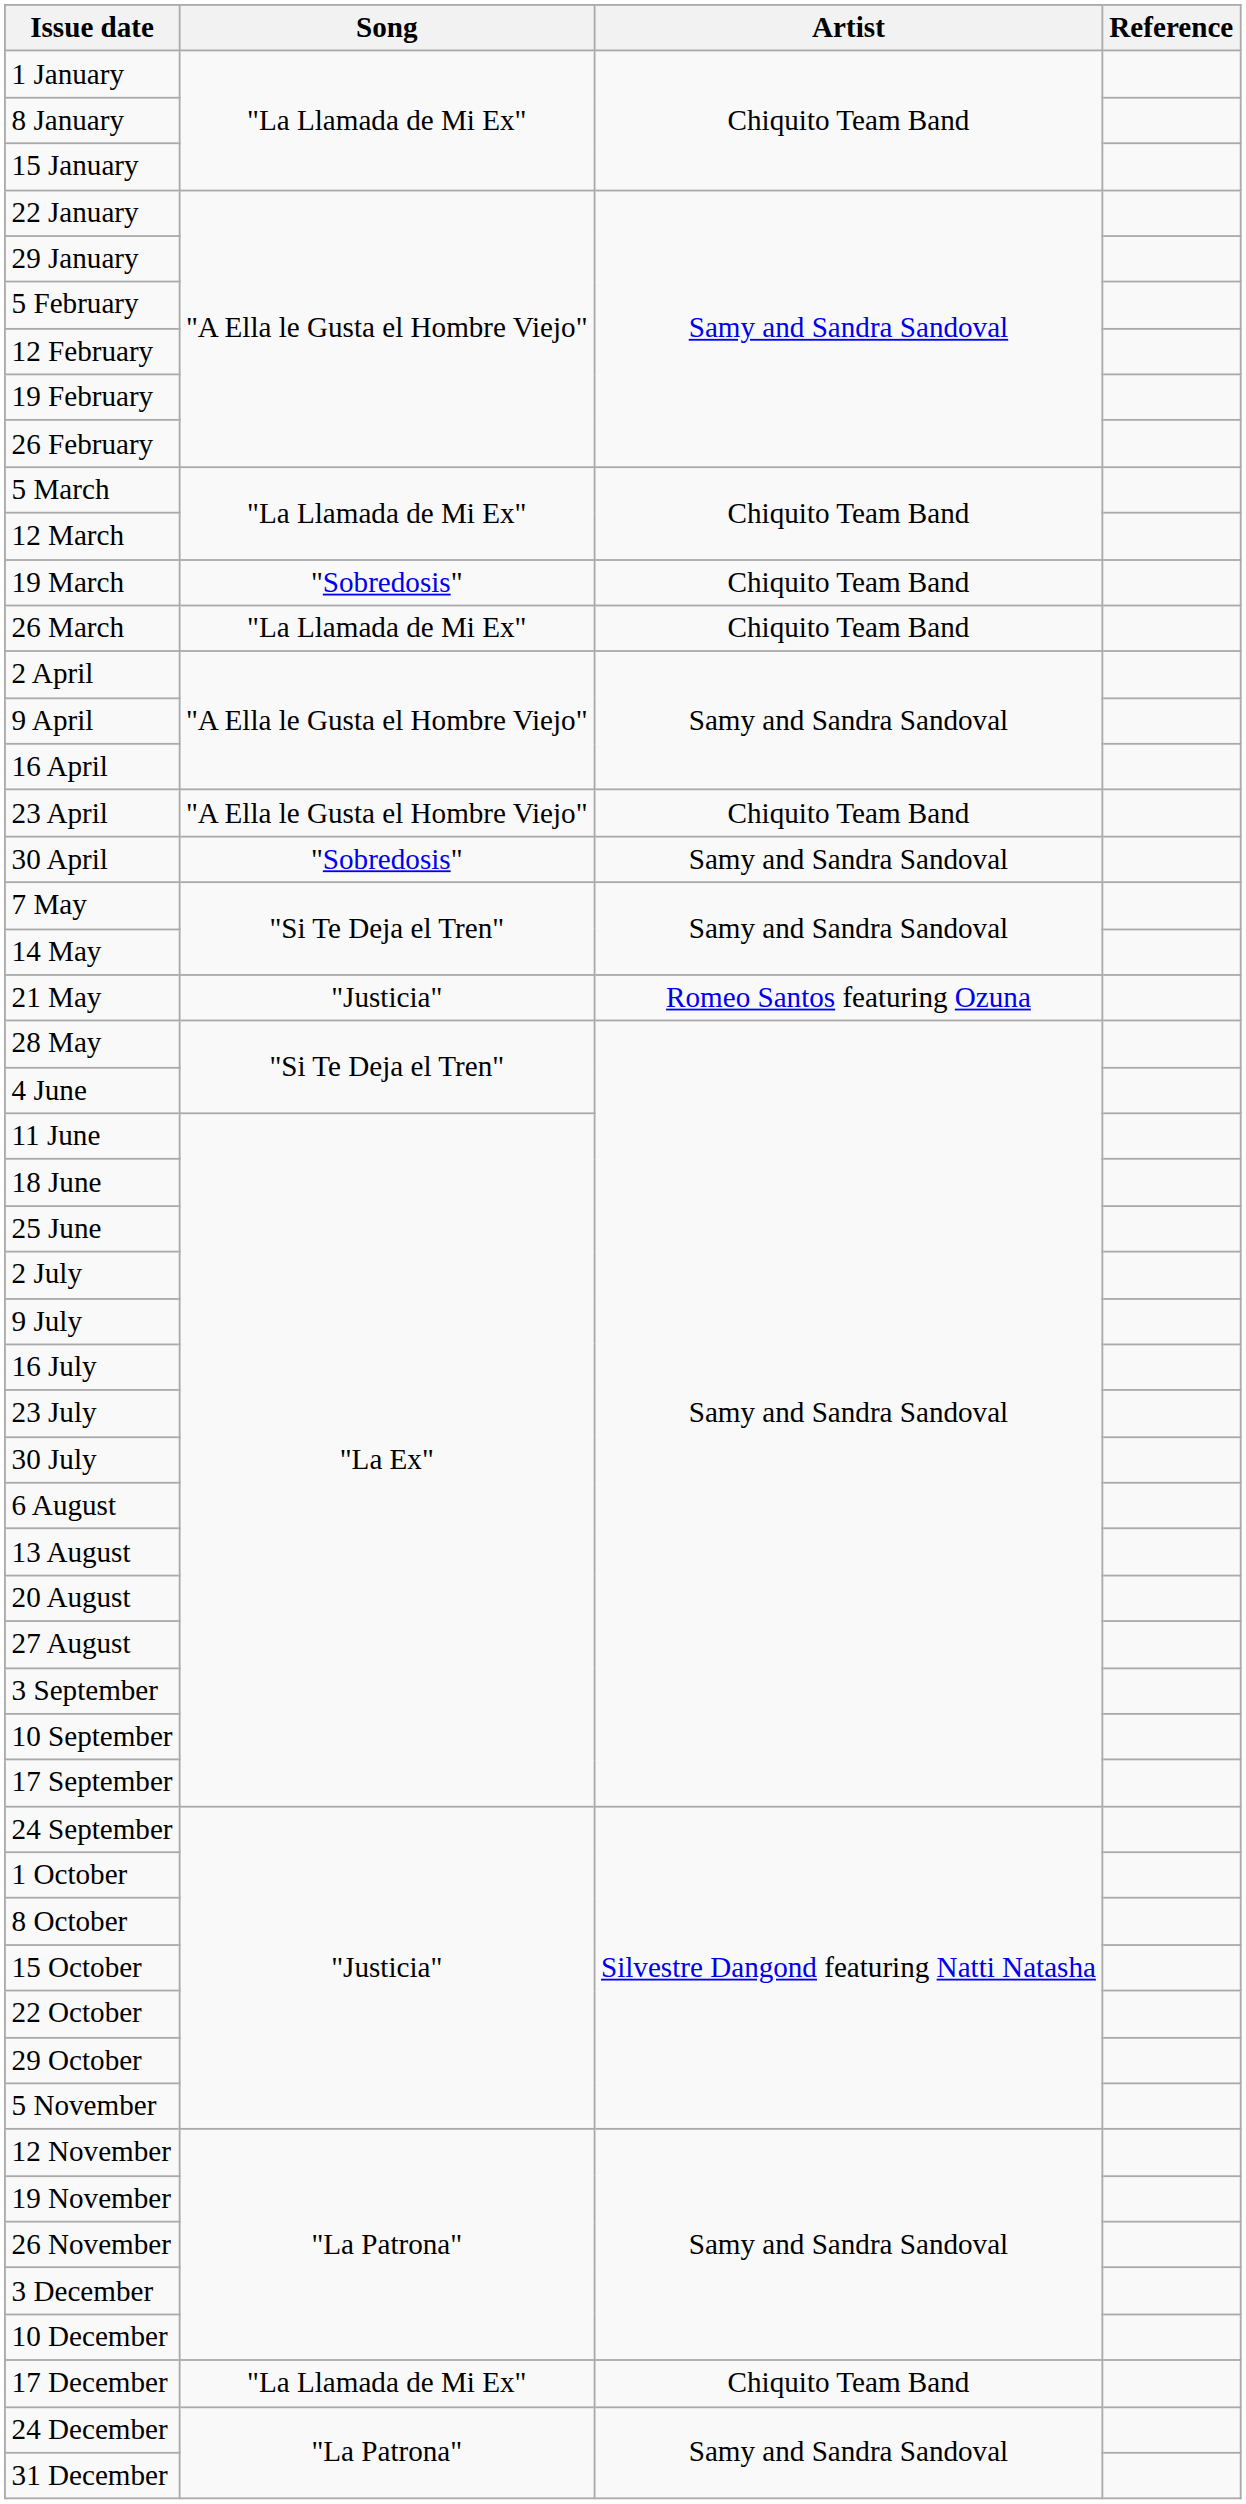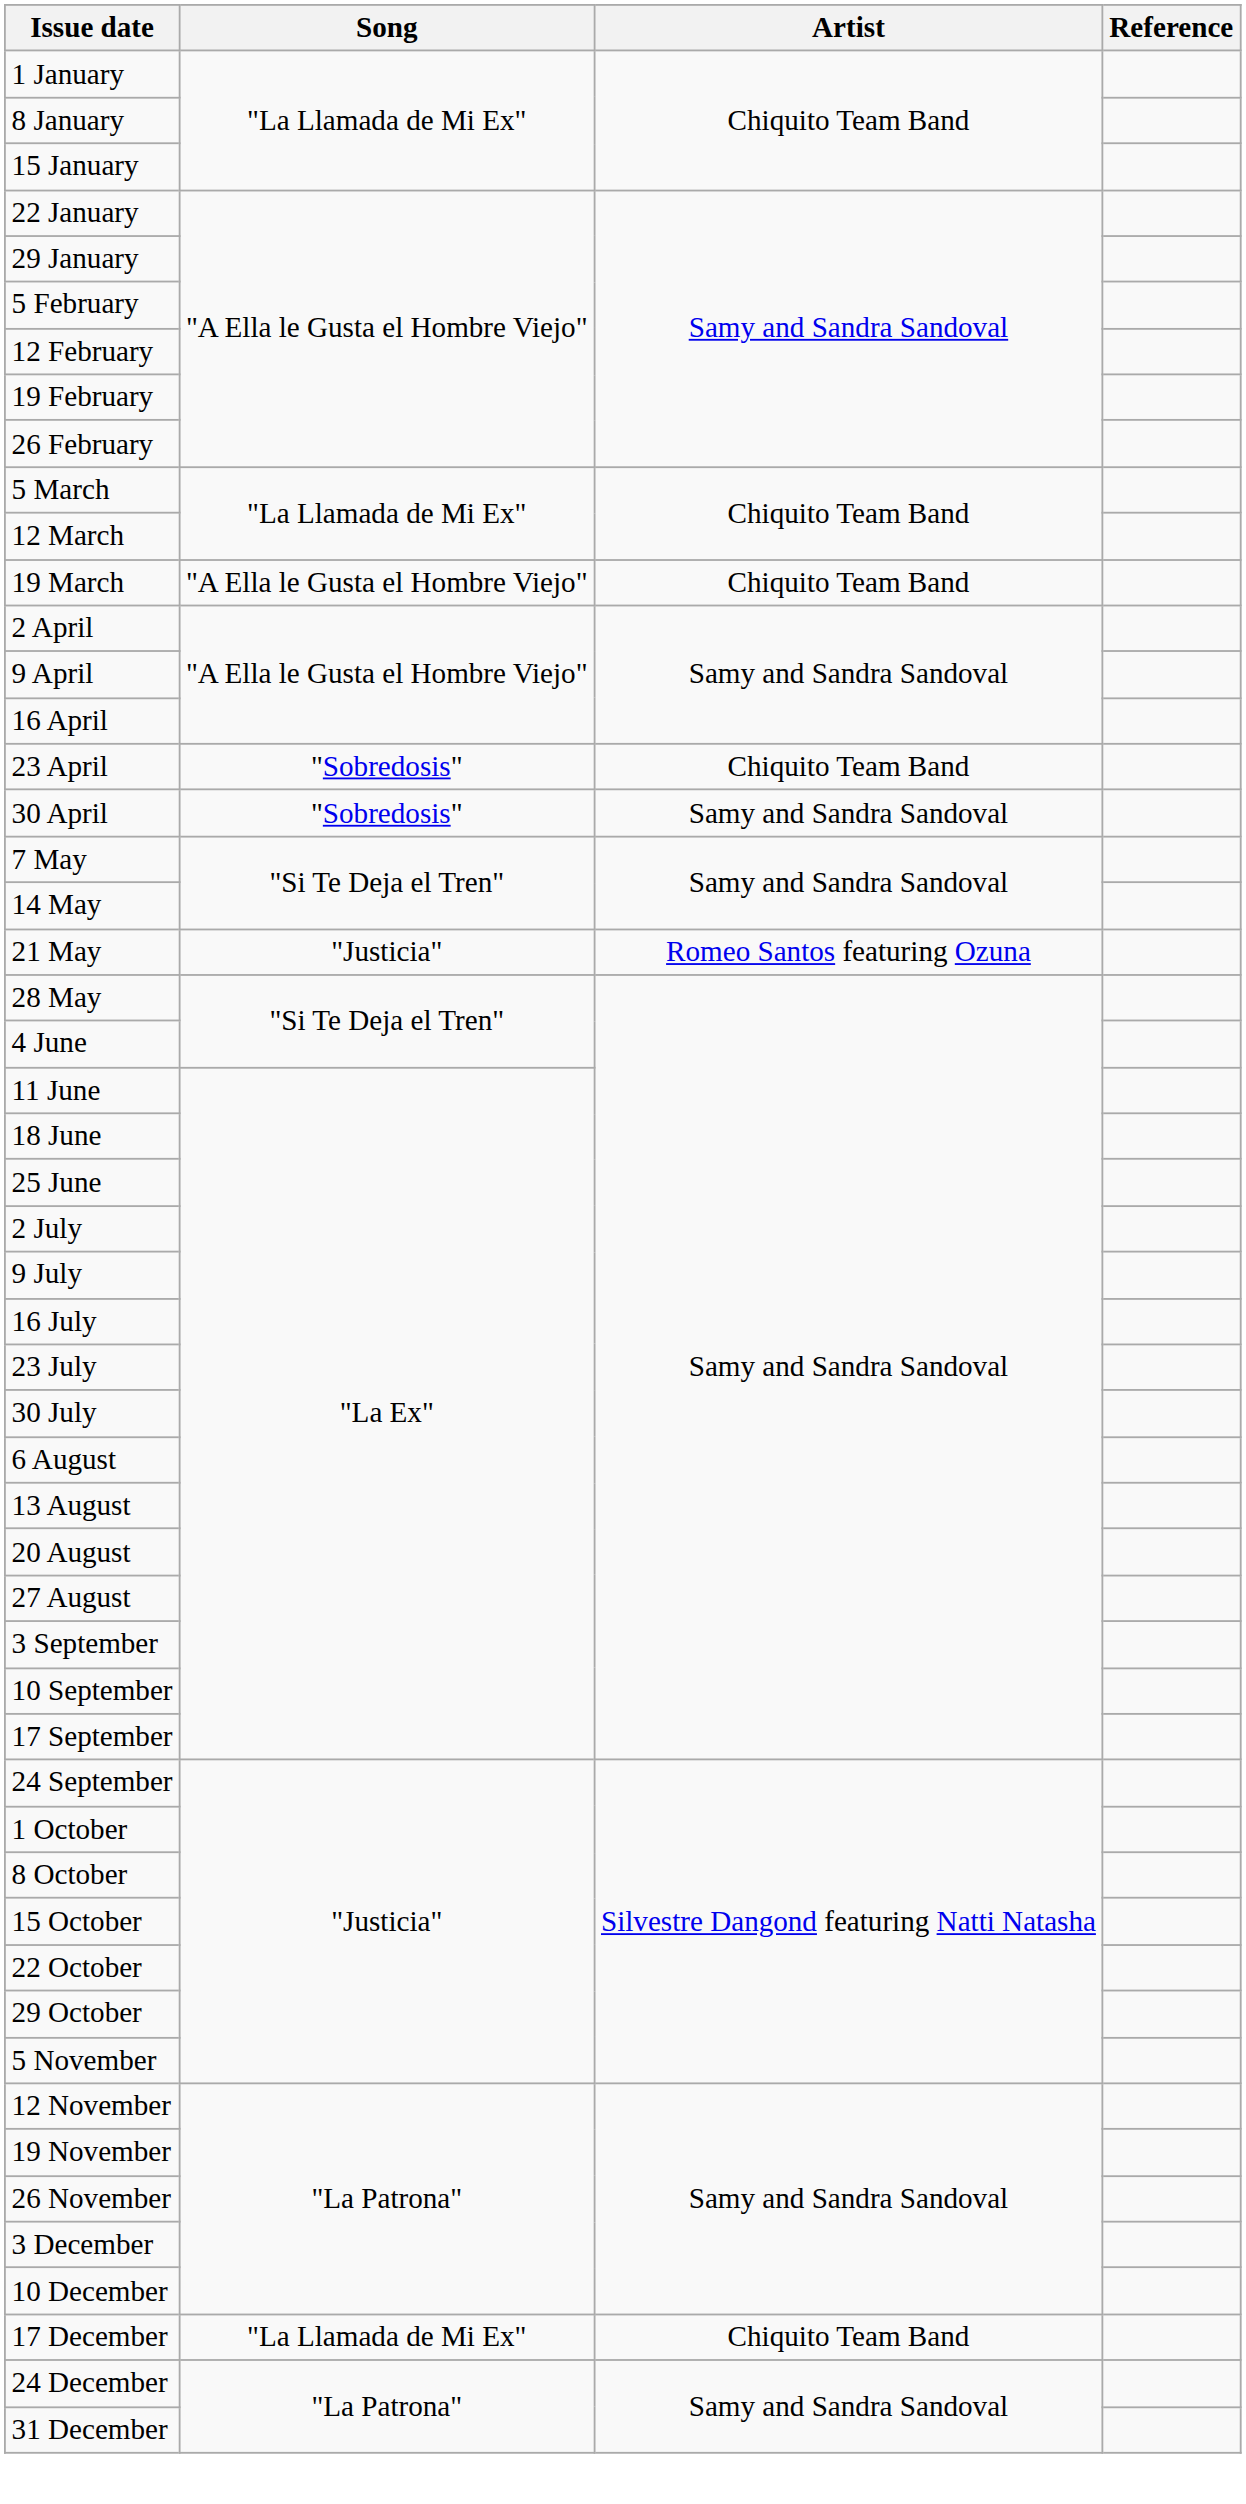(387, 581) "Sobredosis" -> (387, 581) "A Ella le Gusta el Hombre Viejo"
- row: (68, 627)
(387, 812) "A Ella le Gusta el Hombre Viejo" -> (387, 766) "Sobredosis"
